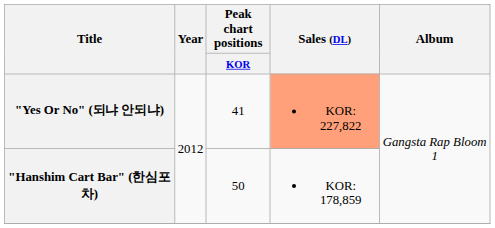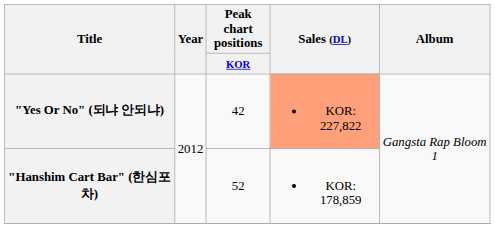(238, 111) 41 -> (238, 111) 42
(238, 185) 50 -> (238, 185) 52
